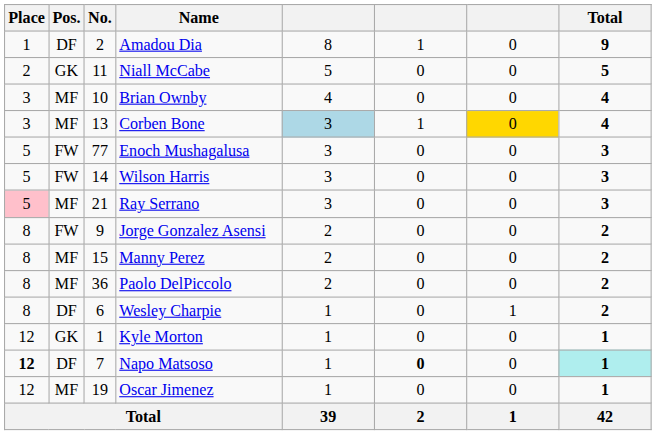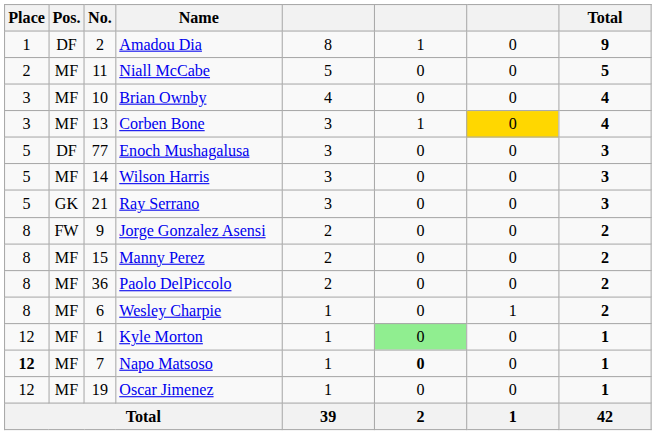(66, 71) GK -> (66, 71) MF
(328, 124) lightblue background -> (328, 124) no background
(66, 150) FW -> (66, 150) DF
(66, 177) FW -> (66, 177) MF
(27, 203) pink background -> (27, 203) no background
(66, 203) MF -> (66, 203) GK
(66, 310) DF -> (66, 310) MF
(66, 336) GK -> (66, 336) MF
(420, 336) no background -> (420, 336) lightgreen background
(66, 363) DF -> (66, 363) MF
(605, 363) paleturquoise background -> (605, 363) no background
